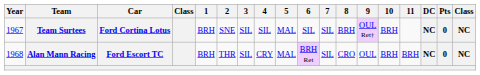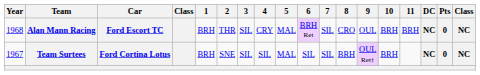rows swapped: (61, 29) <-> (61, 53)
